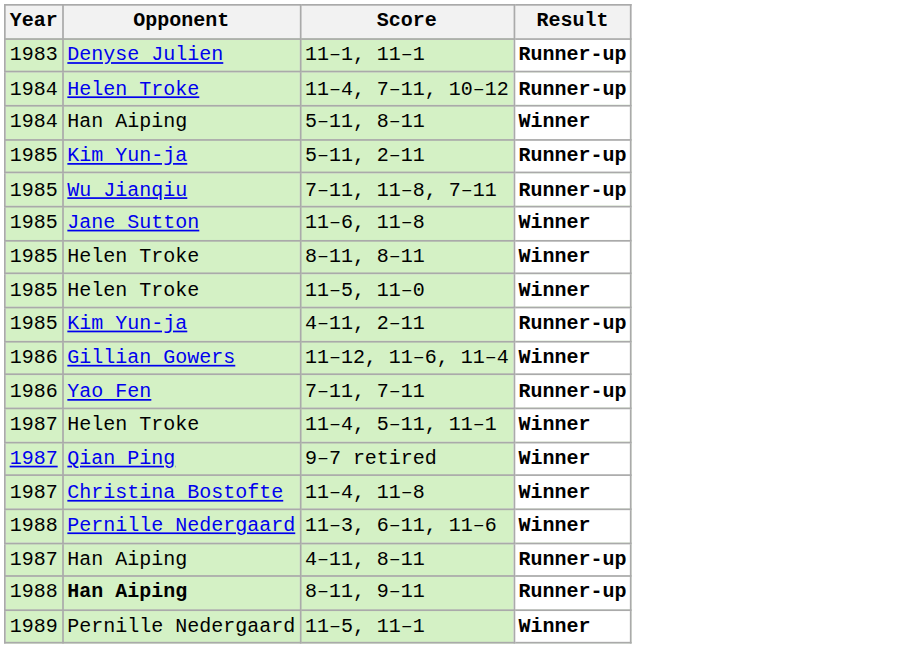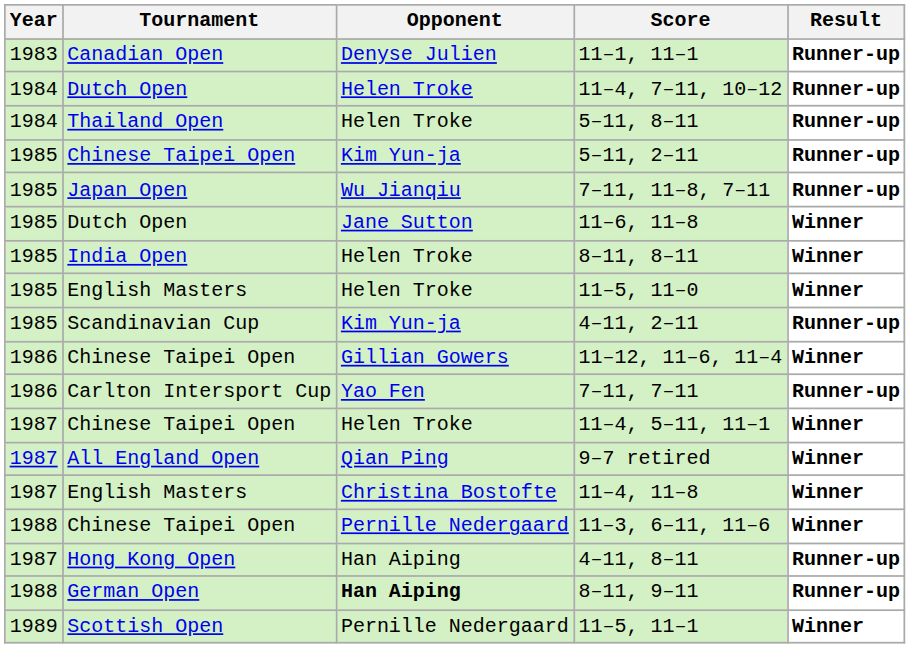+ column: (199, 21)
(127, 122) Han Aiping -> (407, 122) Helen Troke
(554, 122) Winner -> (846, 122) Runner-up
